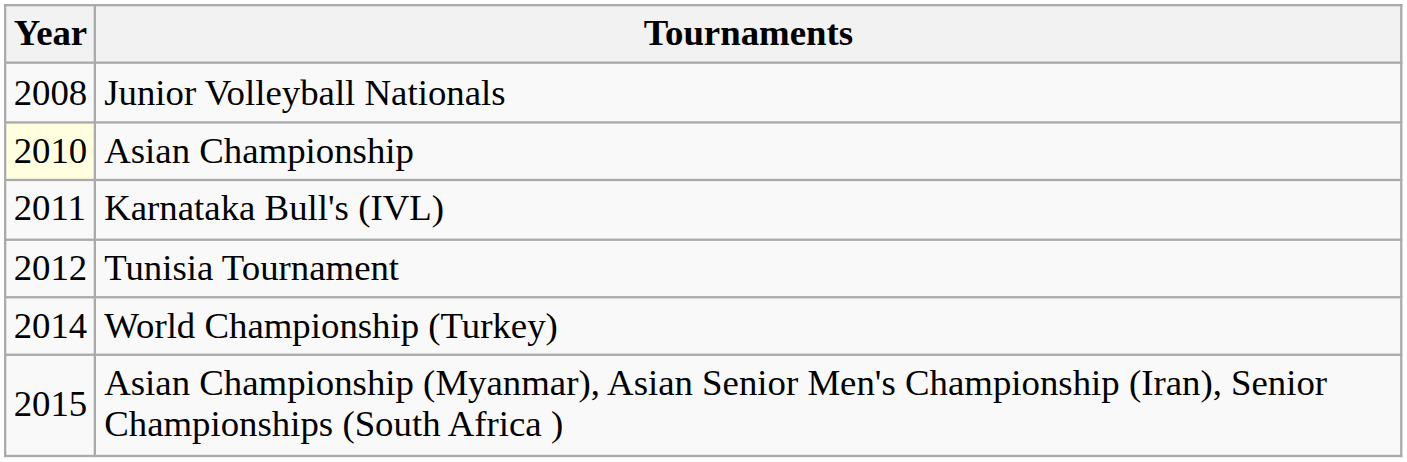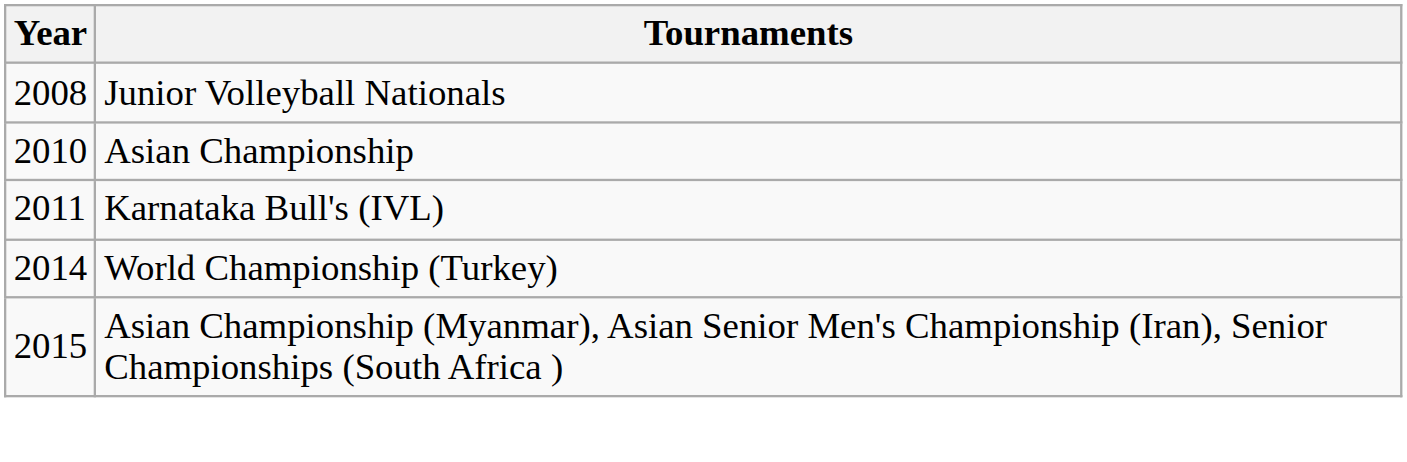(50, 150) lightyellow background -> (50, 150) no background
- row: (252, 267)
